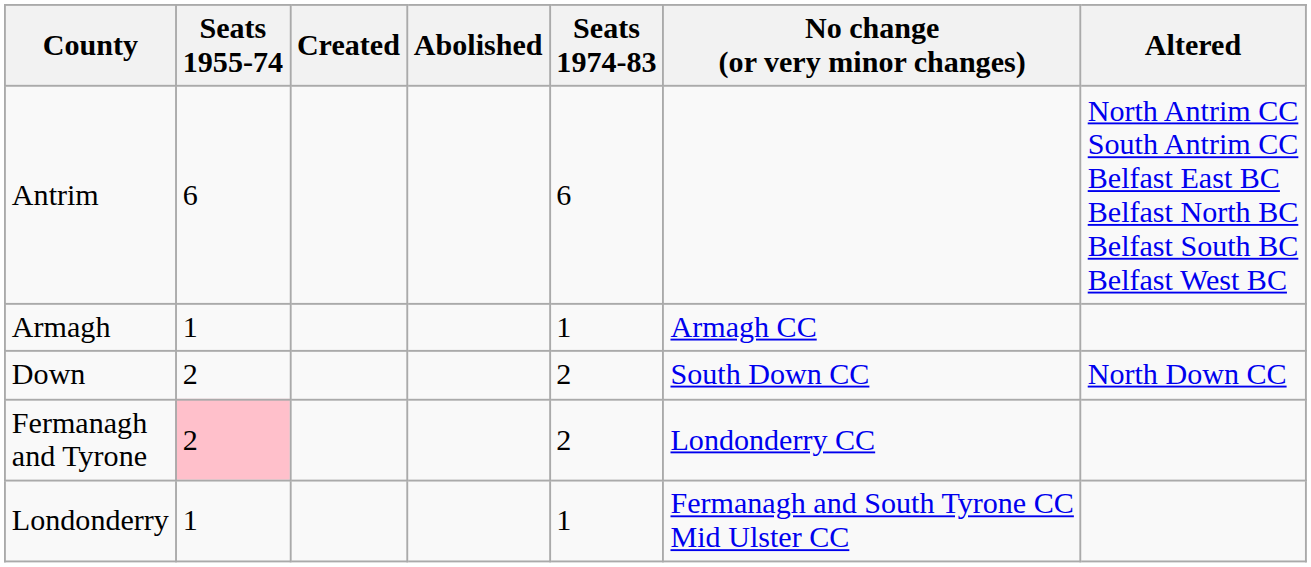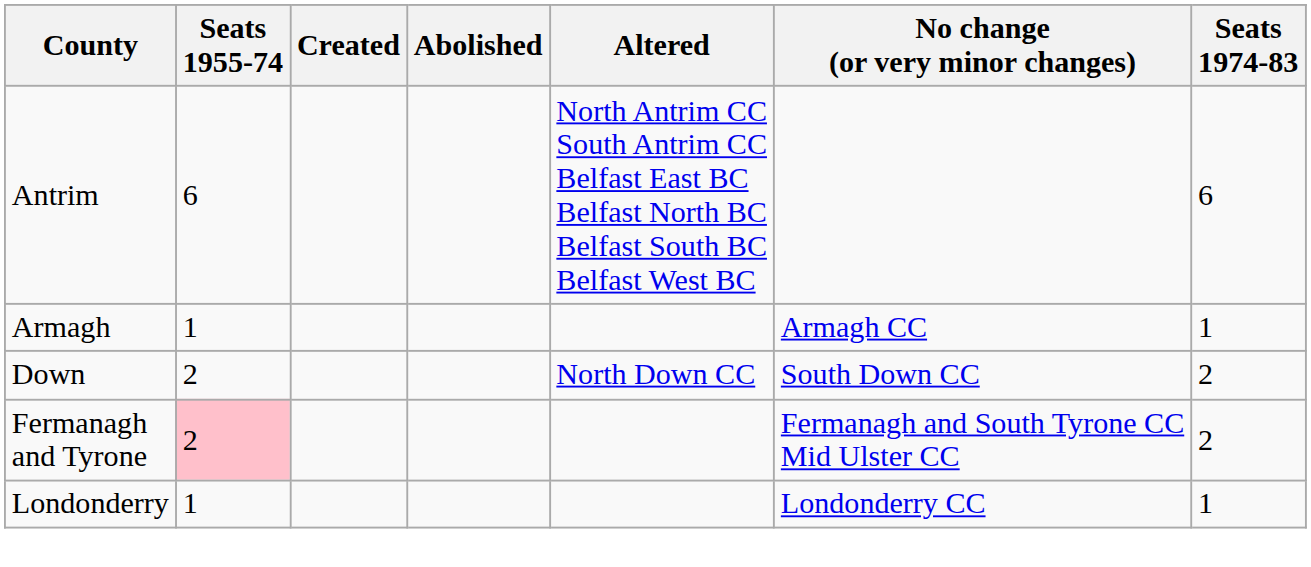columns swapped: (1193, 45) <-> (606, 45)
(773, 439) Londonderry CC -> (983, 439) Fermanagh and South Tyrone CC Mid Ulster CC
(872, 520) Fermanagh and South Tyrone CC Mid Ulster CC -> (883, 503) Londonderry CC
